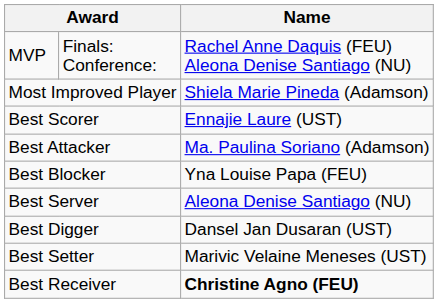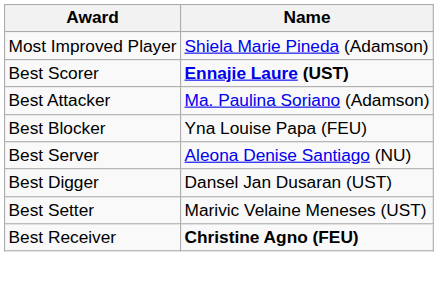- row: (27, 55)
(263, 119) normal -> (267, 73) bold
